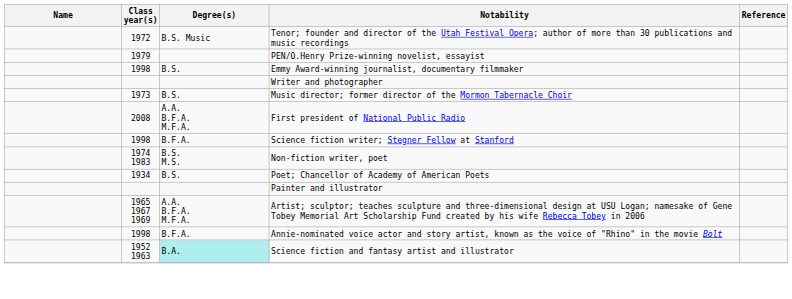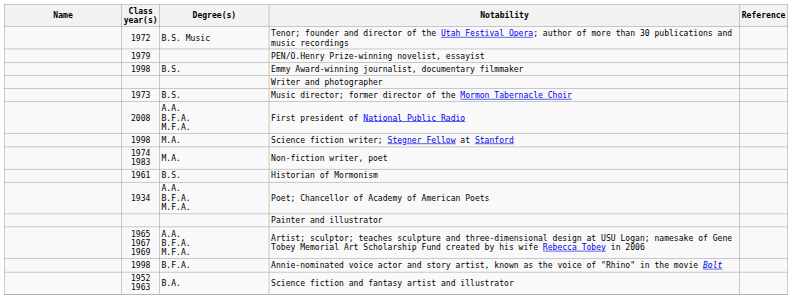(176, 140) B.F.A. -> (171, 140) M.A.
(171, 158) B.S. M.S. -> (171, 158) M.A.
+ row: (324, 176)
(171, 176) B.S. -> (176, 198) A.A. B.F.A. M.F.A.
(171, 251) paleturquoise background -> (171, 283) no background
